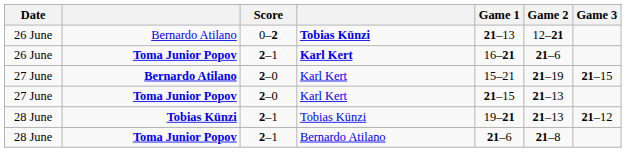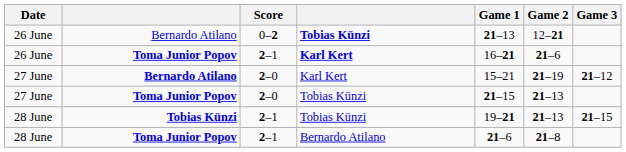(597, 76) 21–15 -> (597, 76) 21–12
(323, 96) Karl Kert -> (333, 96) Tobias Künzi
(597, 117) 21–12 -> (597, 117) 21–15
